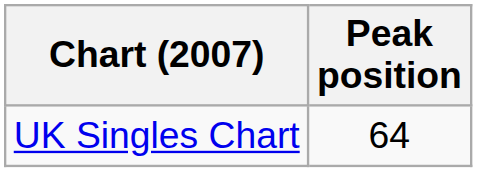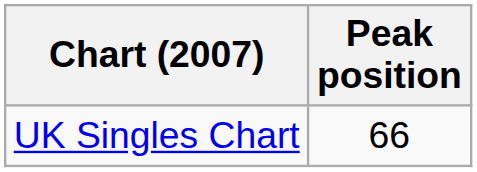(389, 135) 64 -> (389, 135) 66
